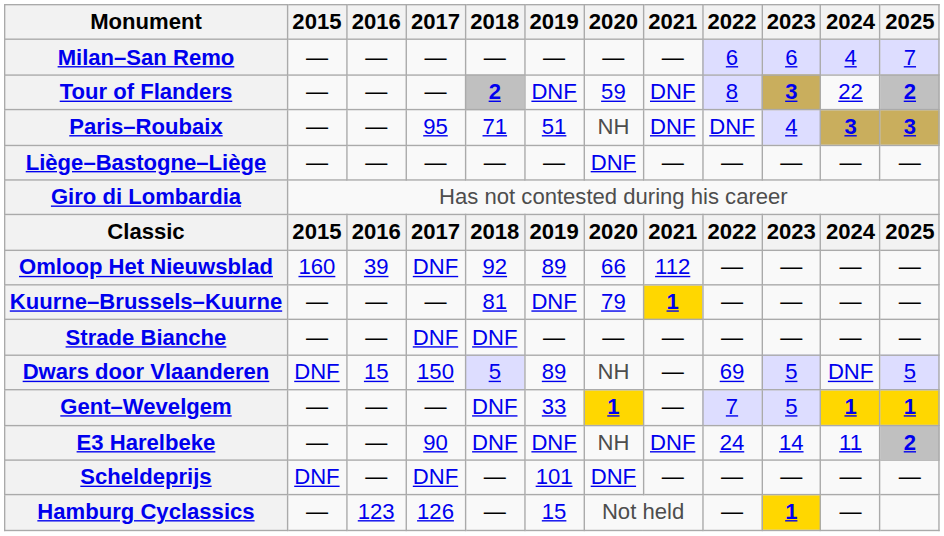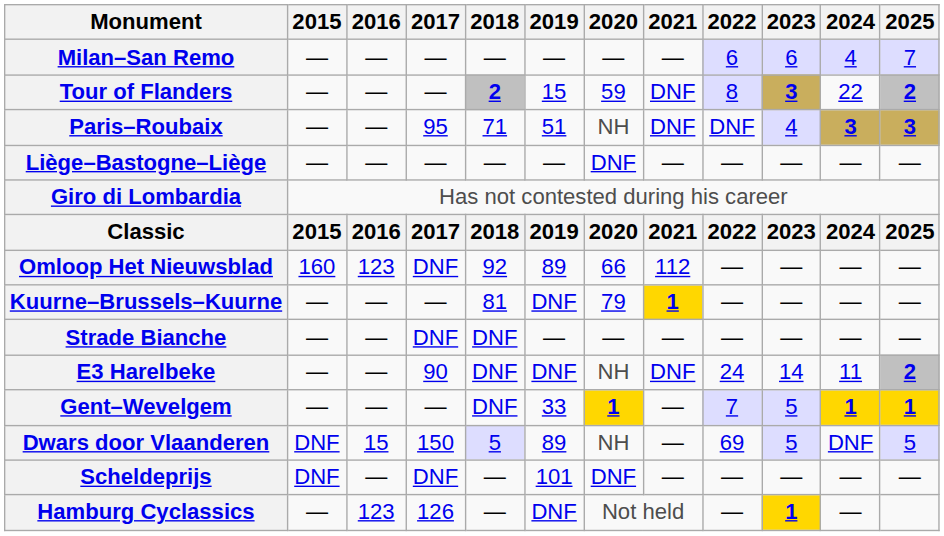(554, 92) DNF -> (554, 92) 15
(376, 267) 39 -> (376, 267) 123
rows swapped: (146, 442) <-> (146, 372)
(554, 512) 15 -> (554, 512) DNF
